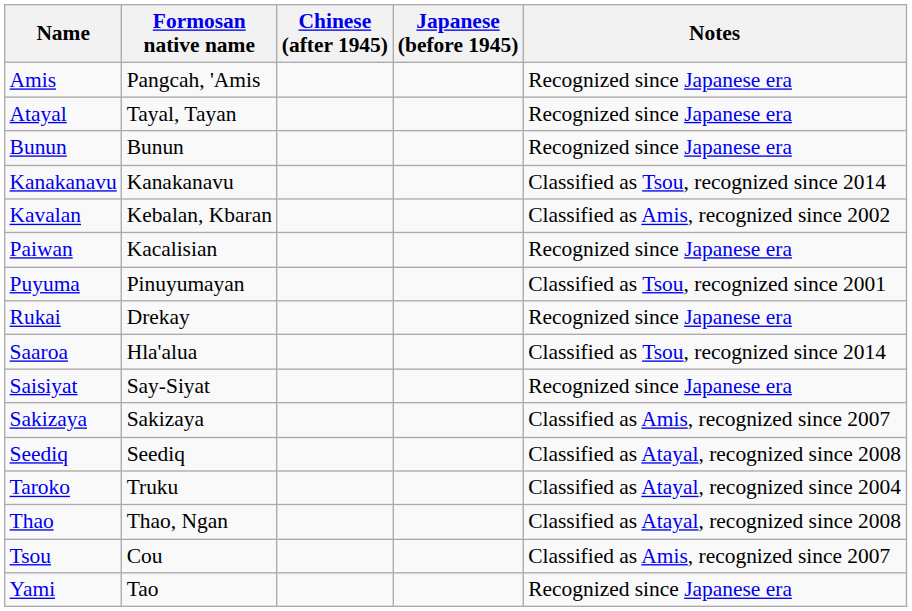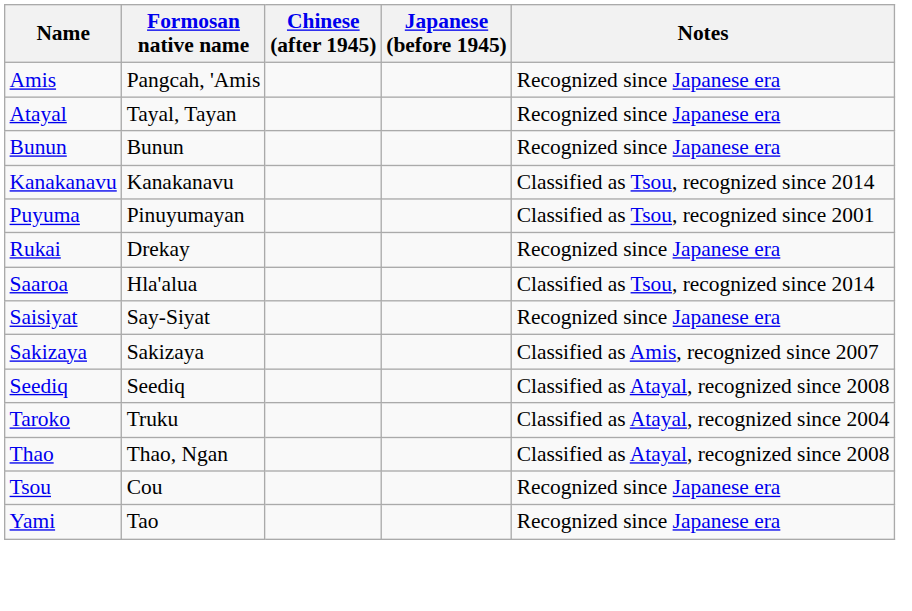- row: (45, 215)
- row: (41, 249)
(709, 555) Classified as Amis, recognized since 2007 -> (648, 487) Recognized since Japanese era
